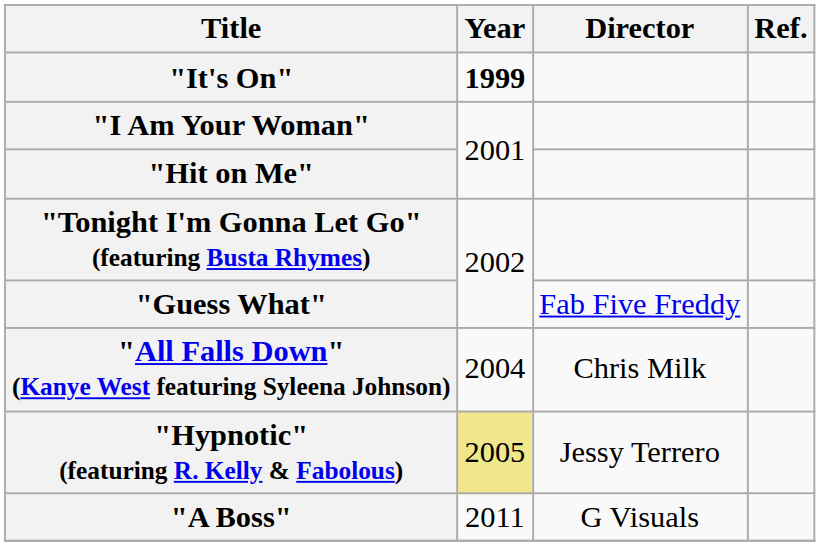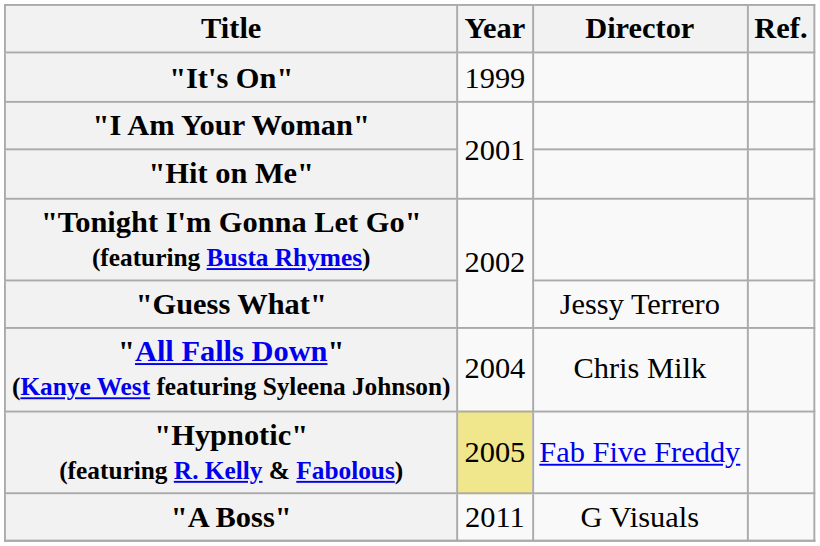(495, 76) bold -> (495, 76) normal
(640, 303) Fab Five Freddy -> (640, 303) Jessy Terrero
(640, 451) Jessy Terrero -> (640, 451) Fab Five Freddy
